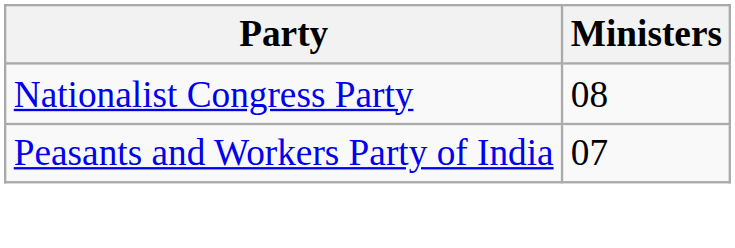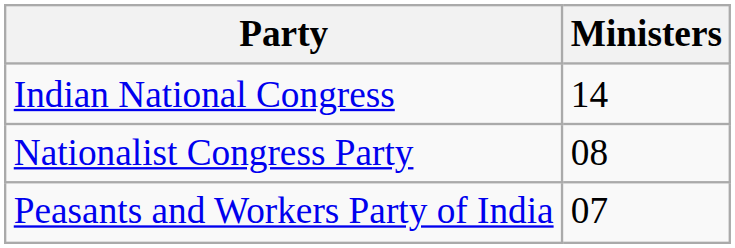+ row: (204, 93)
